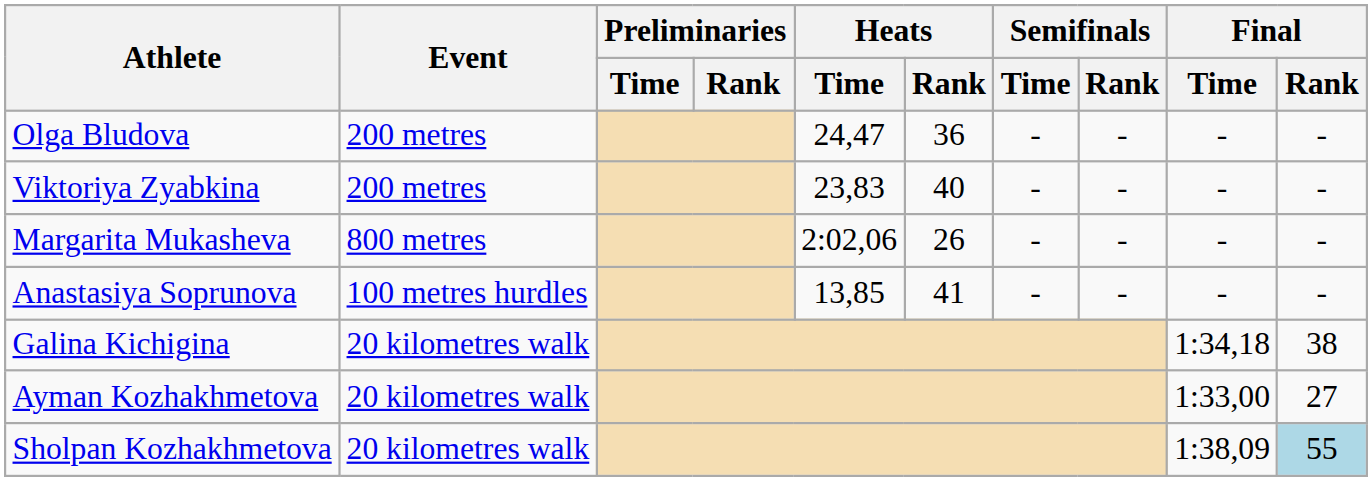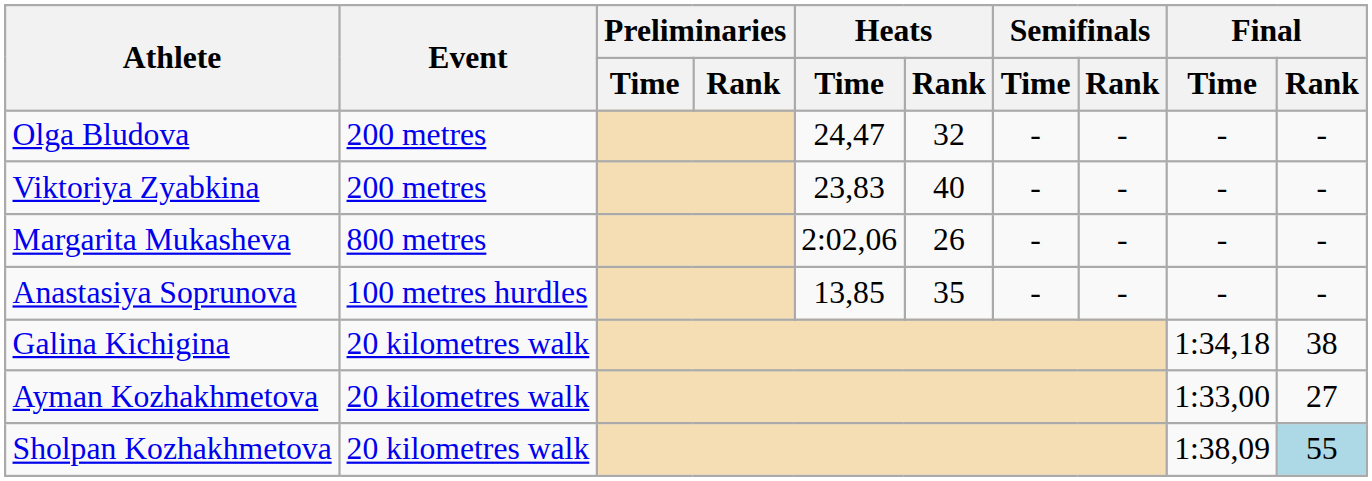(949, 135) 36 -> (949, 135) 32
(949, 292) 41 -> (949, 292) 35
